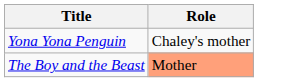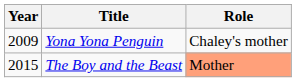+ column: (23, 16)
